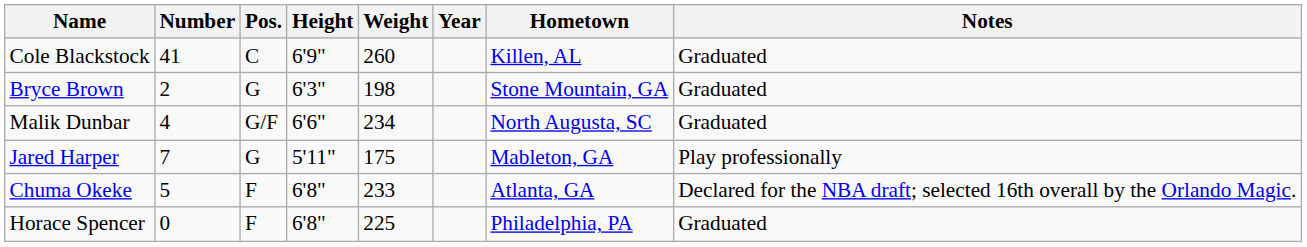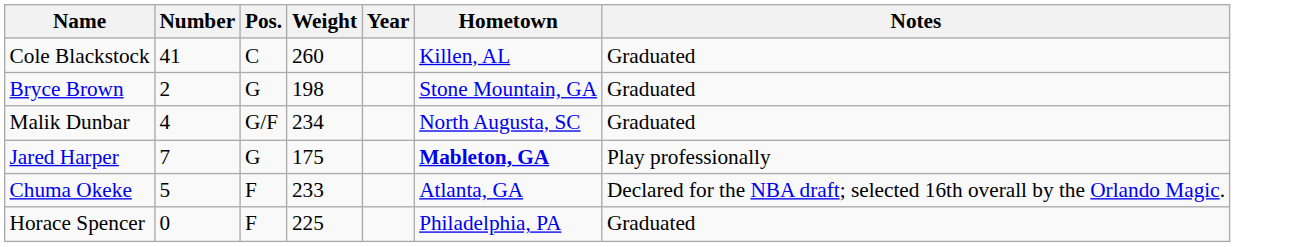- column: (323, 21)
(552, 156) normal -> (484, 156) bold
